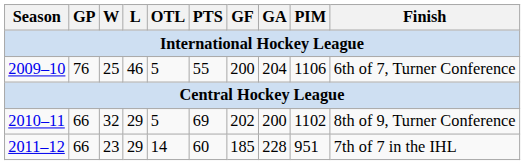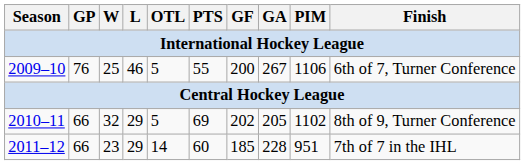(274, 69) 204 -> (274, 69) 267
(274, 120) 200 -> (274, 120) 205
